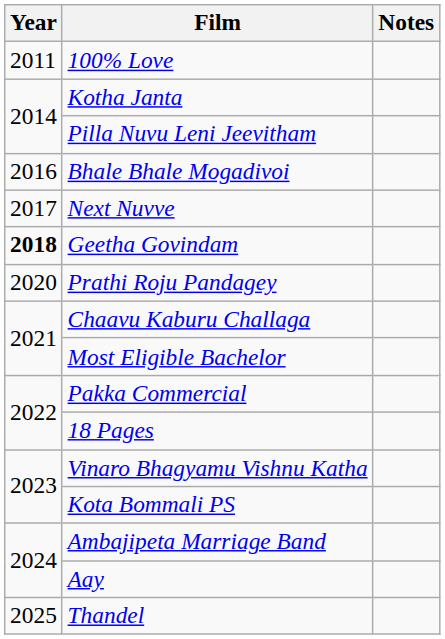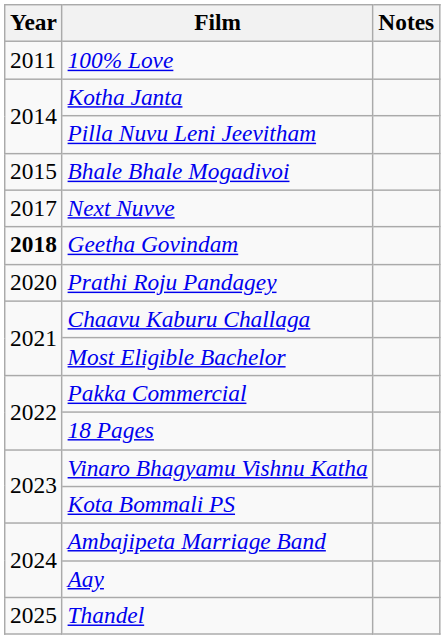(33, 171) 2016 -> (33, 171) 2015
